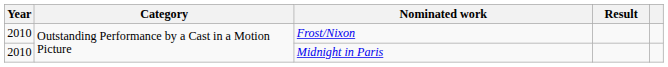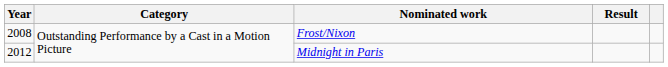(19, 33) 2010 -> (19, 33) 2008
(19, 52) 2010 -> (19, 52) 2012
